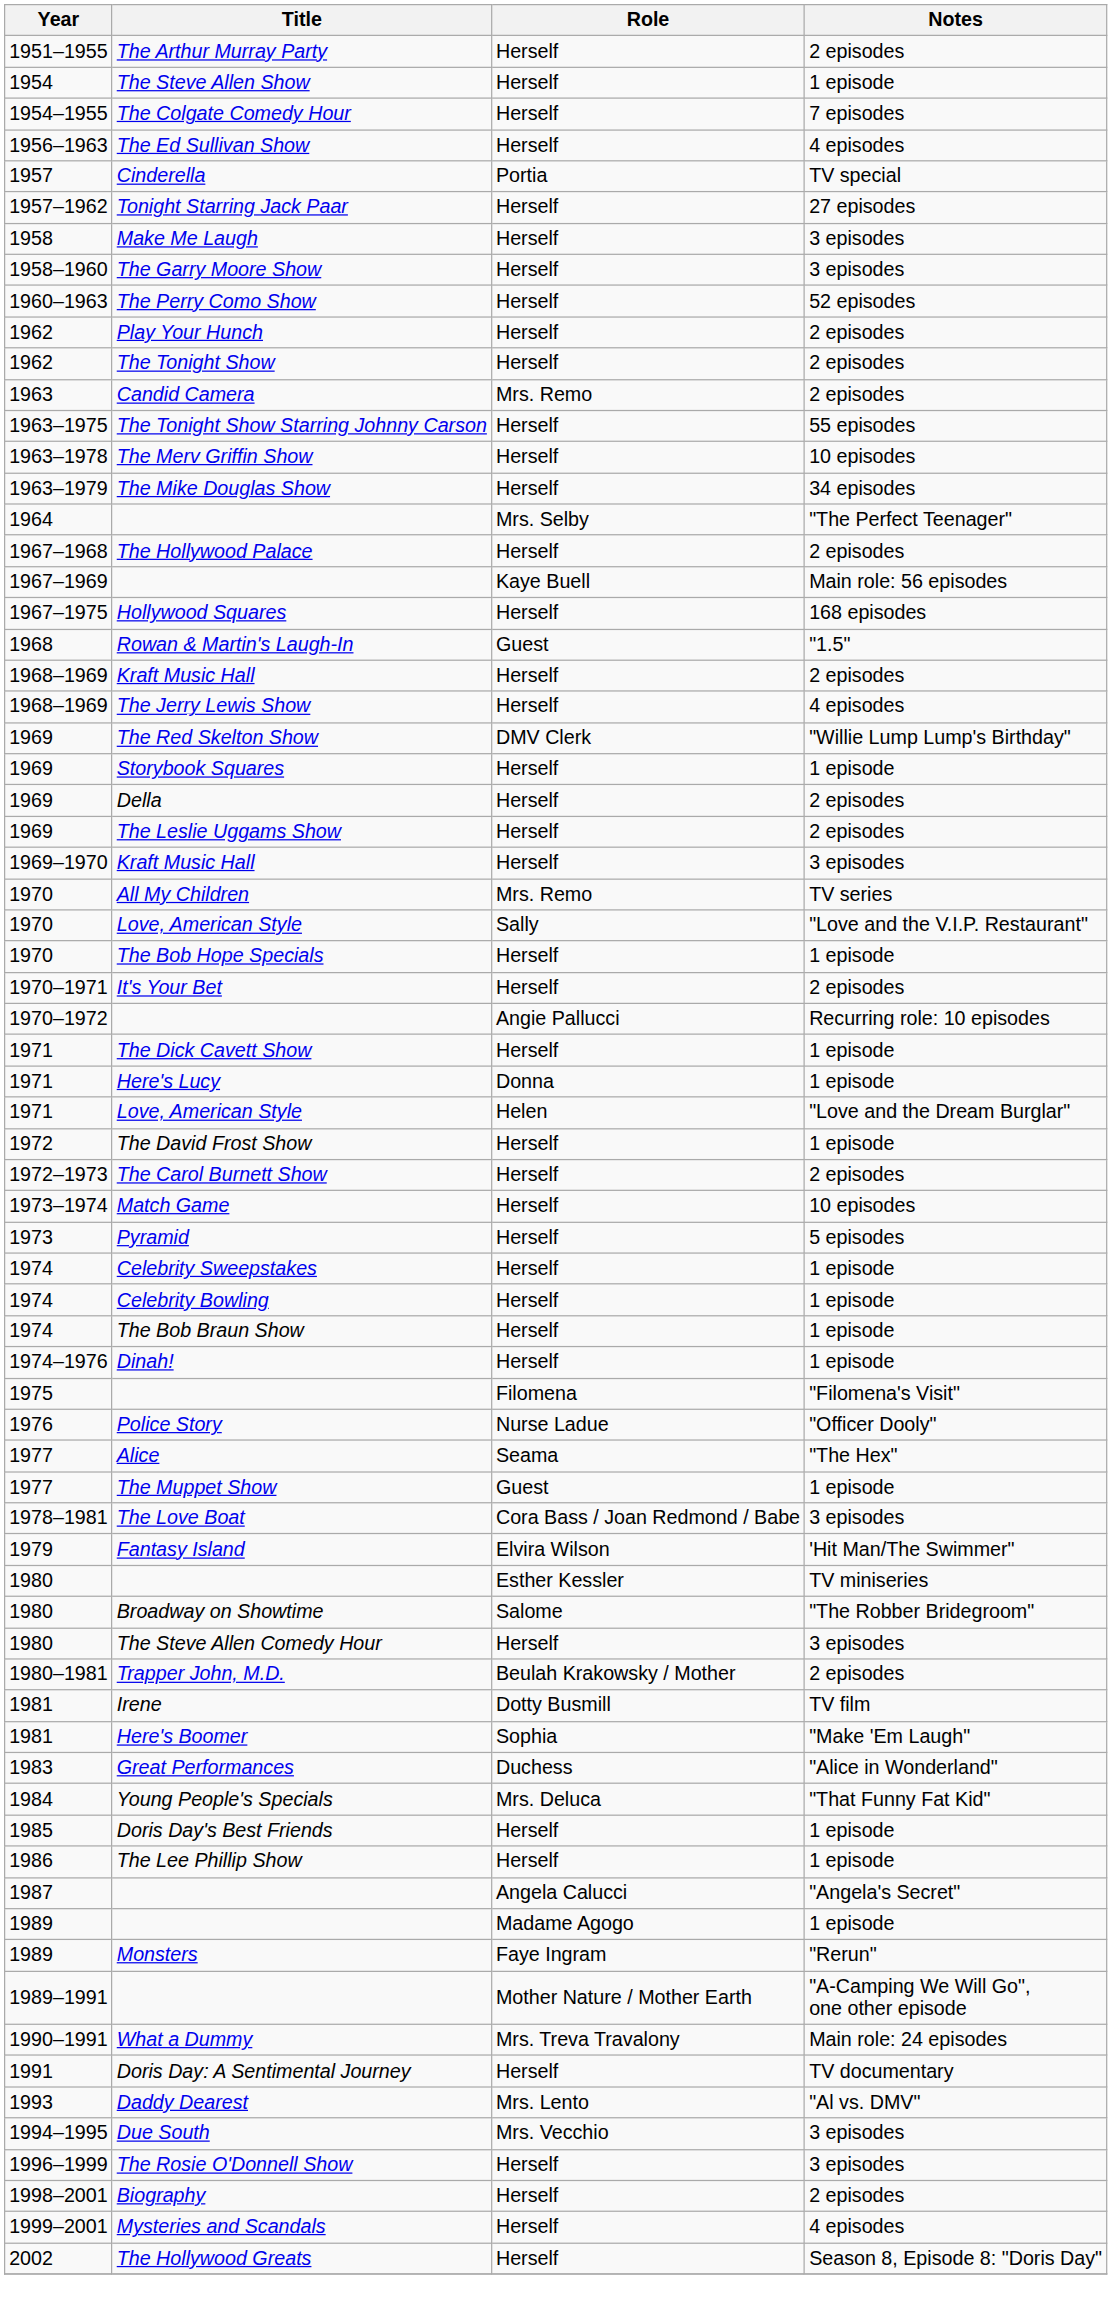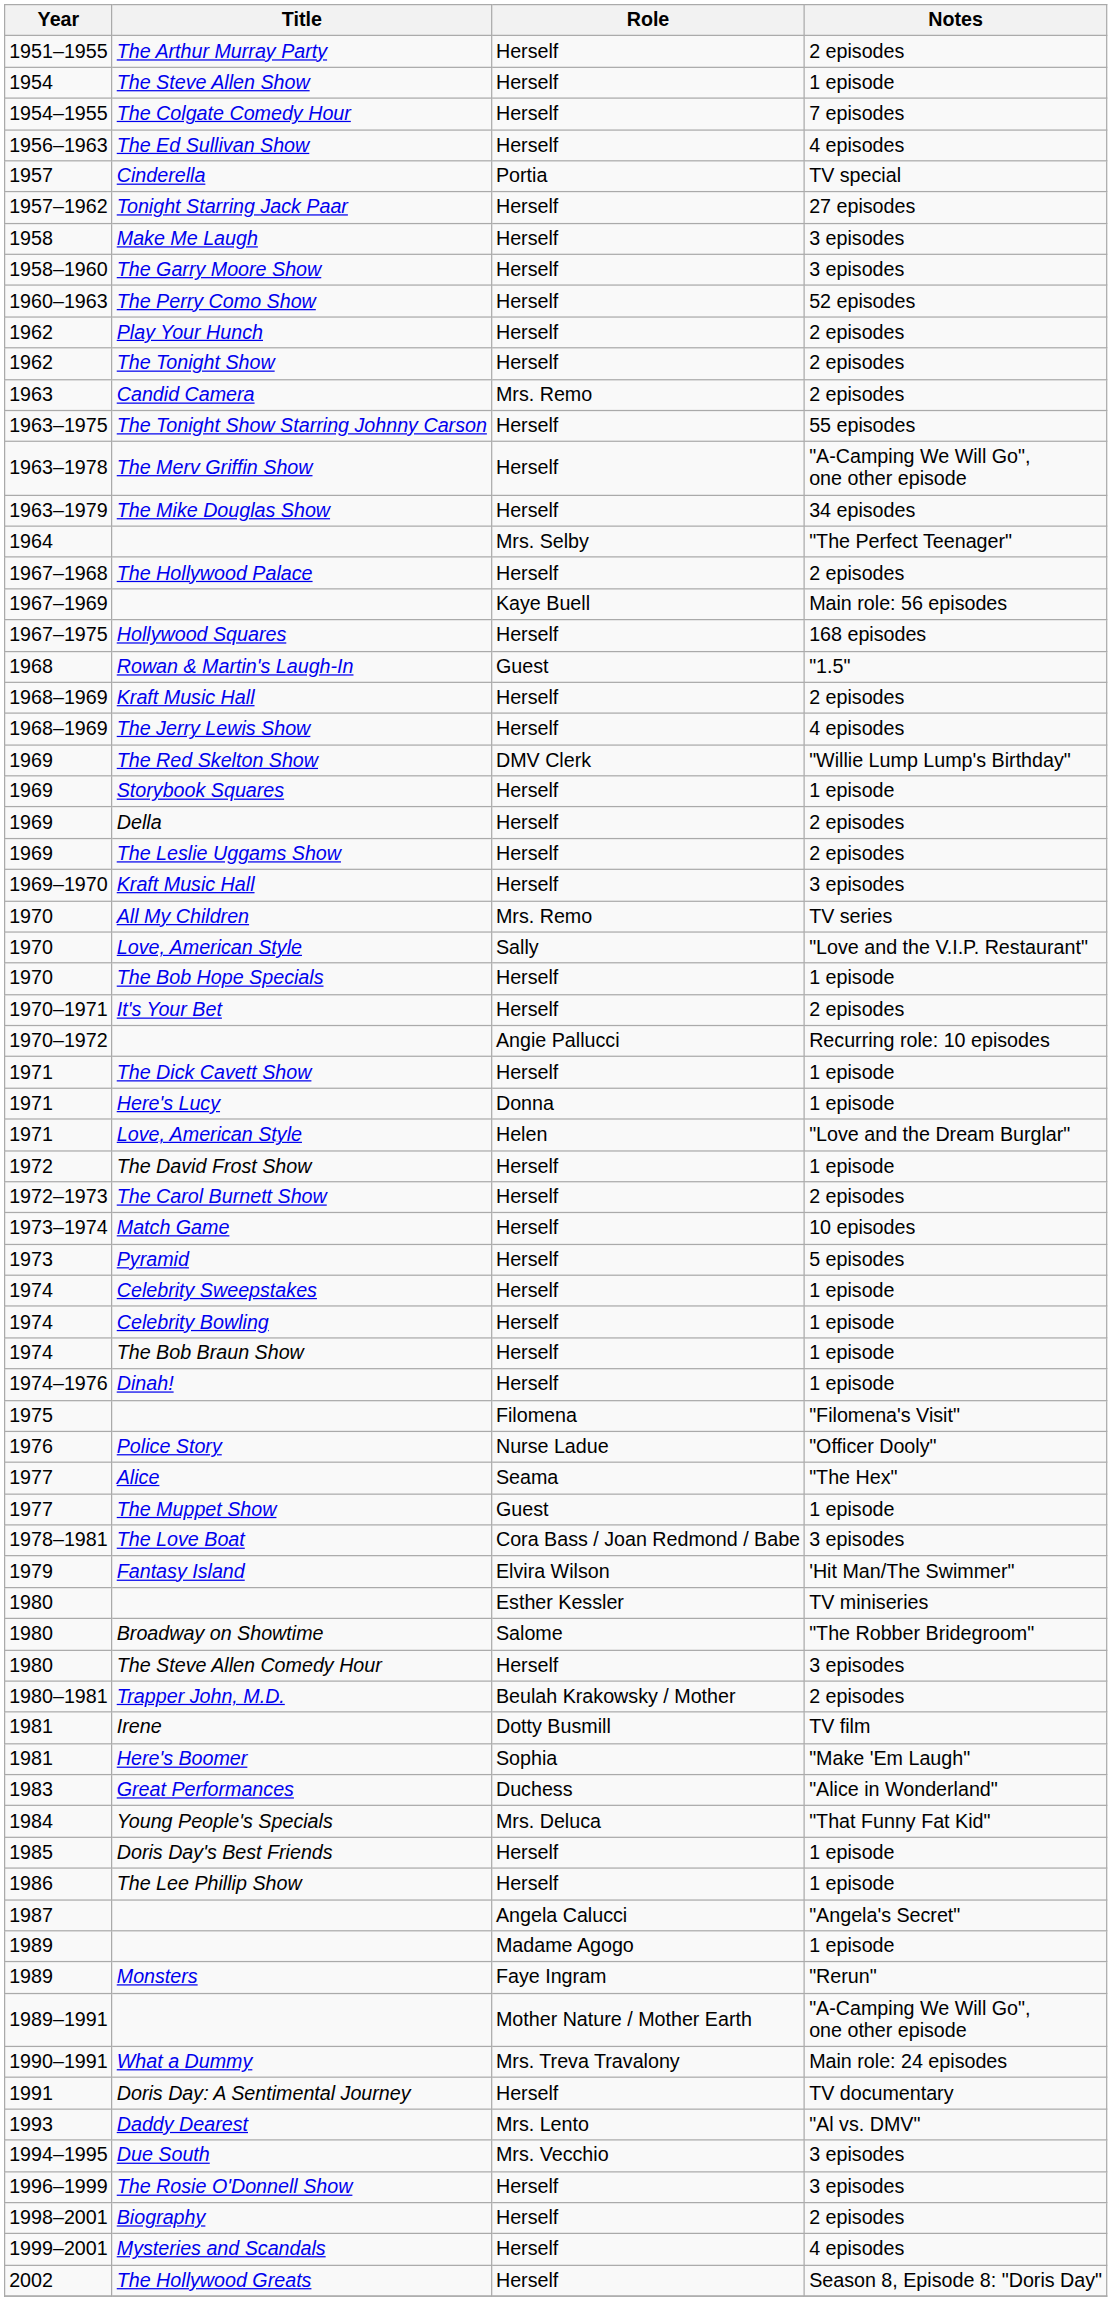(862, 457) 10 episodes -> (920, 468) "A-Camping We Will Go", one other episode
